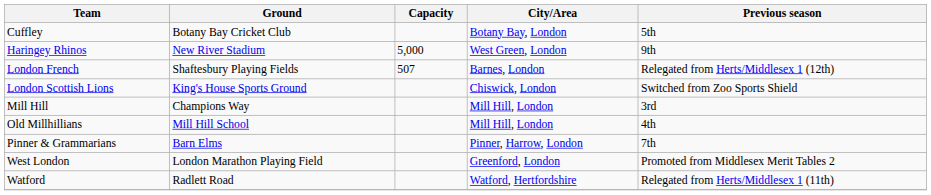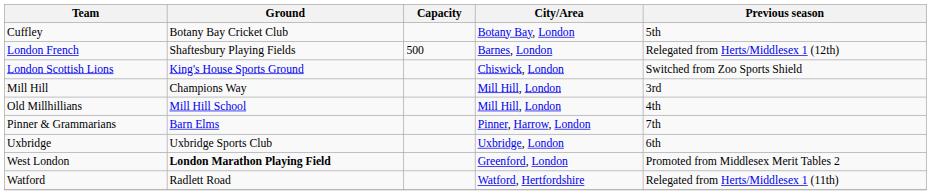- row: (47, 50)
(406, 69) 507 -> (415, 50) 500
+ row: (29, 143)
(247, 161) normal -> (250, 161) bold
